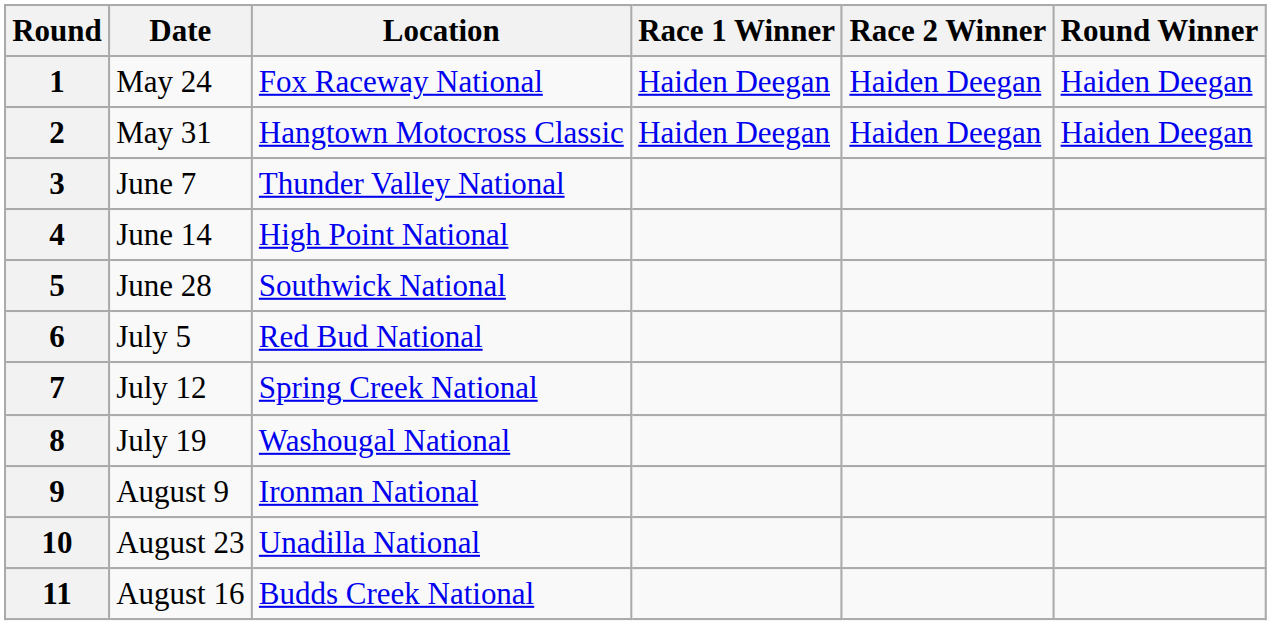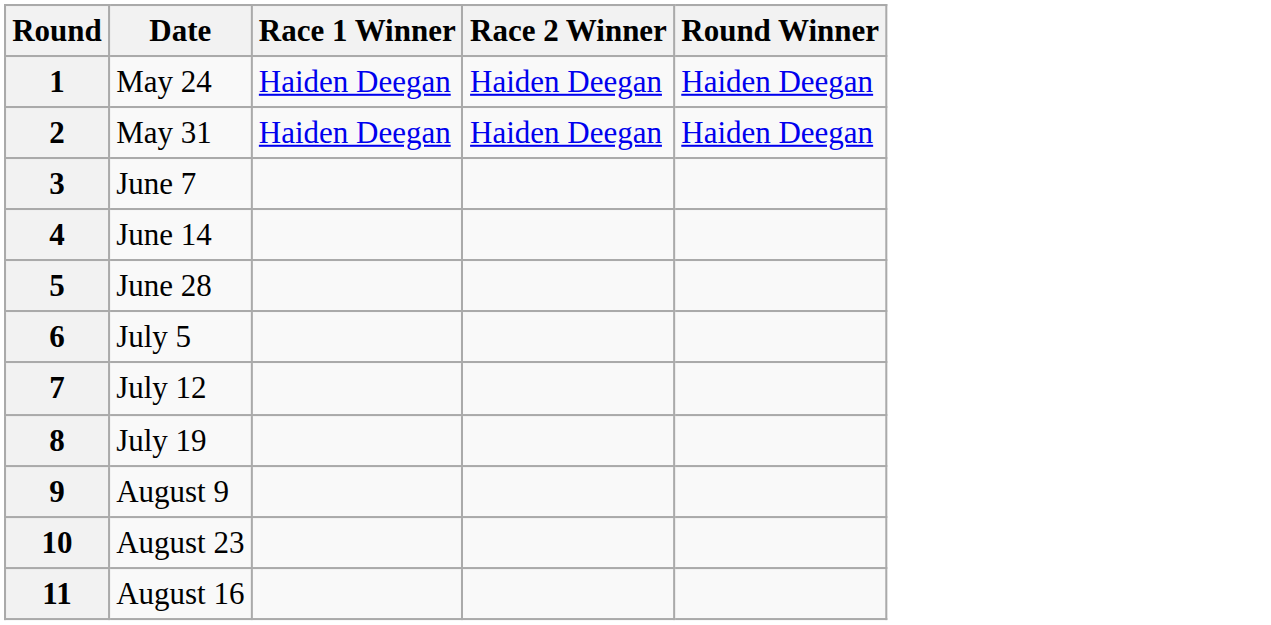- column: (441, 30)
